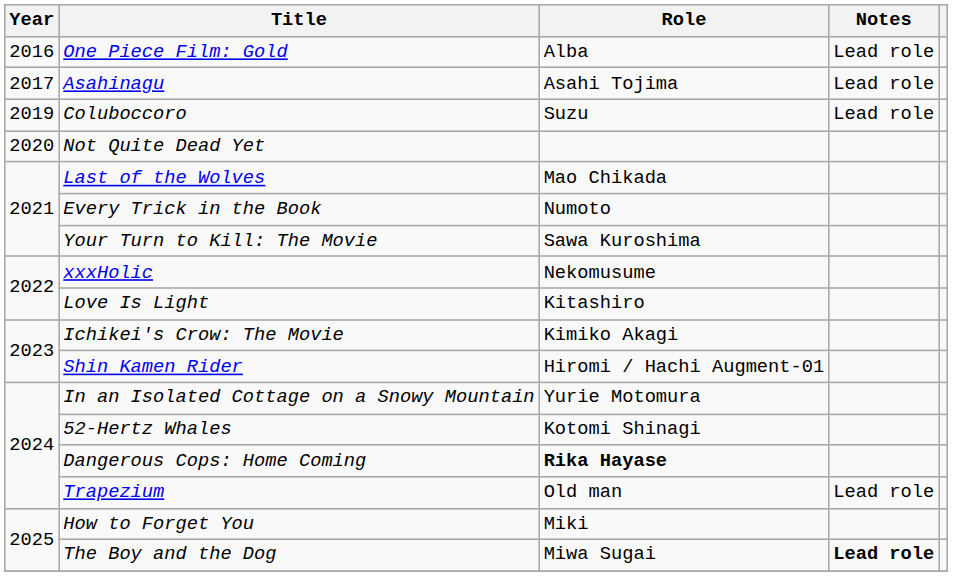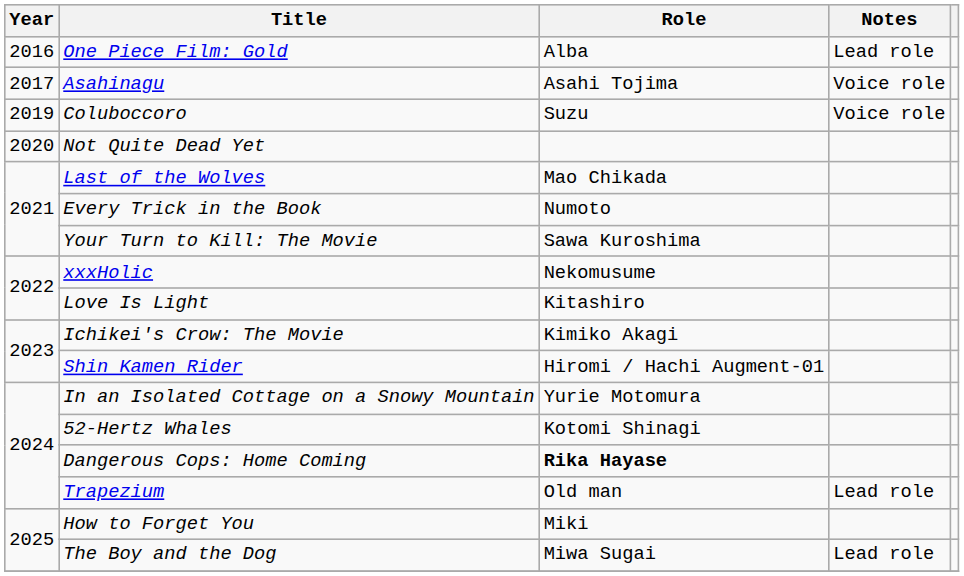(884, 83) Lead role -> (889, 83) Voice role
(884, 115) Lead role -> (889, 115) Voice role
(884, 555) bold -> (884, 555) normal
